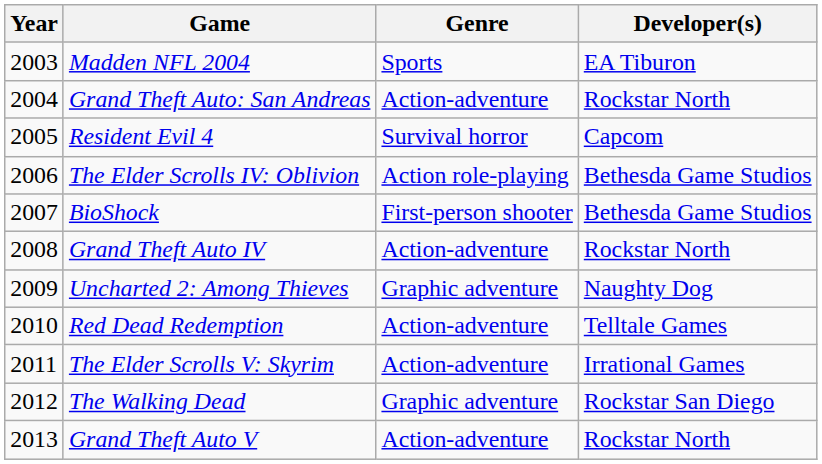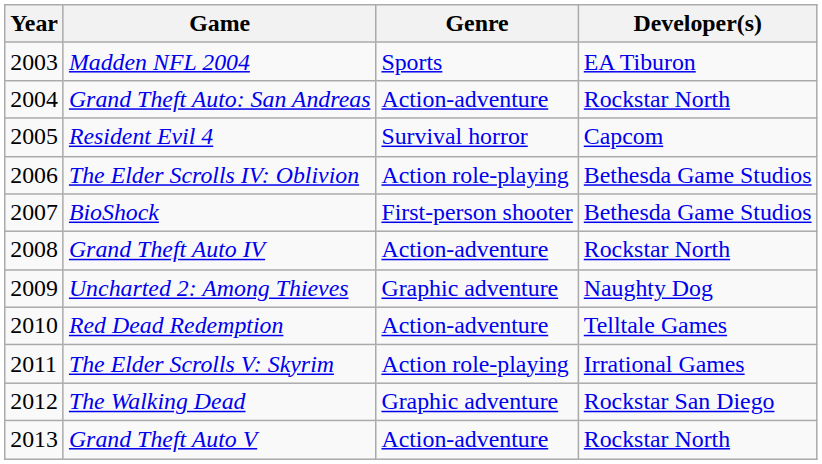(465, 363) Action-adventure -> (475, 363) Action role-playing
